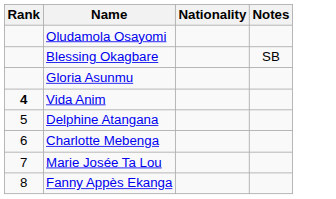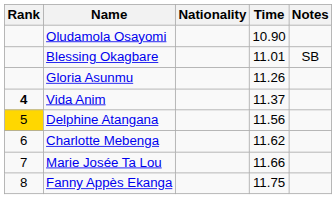+ column: (269, 15)
(24, 120) no background -> (24, 120) gold background
